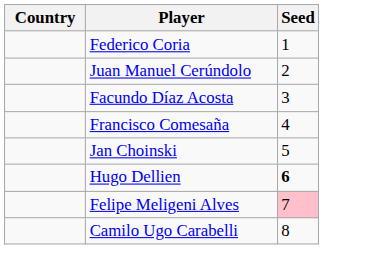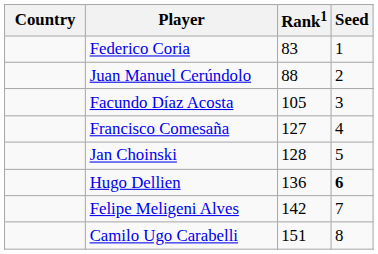+ column: (304, 20)
(285, 204) pink background -> (339, 208) no background
